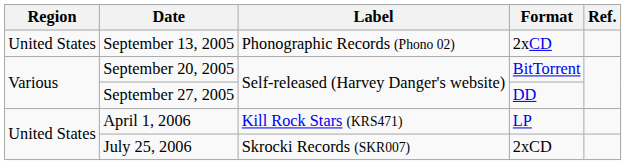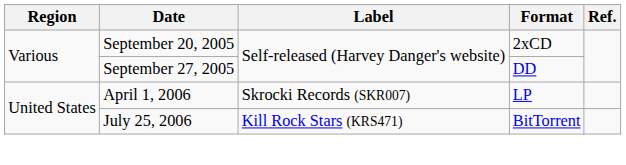- row: (169, 43)
(547, 69) BitTorrent -> (532, 43) 2xCD
(322, 120) Kill Rock Stars (KRS471) -> (326, 95) Skrocki Records (SKR007)
(326, 146) Skrocki Records (SKR007) -> (322, 120) Kill Rock Stars (KRS471)
(532, 146) 2xCD -> (547, 120) BitTorrent
